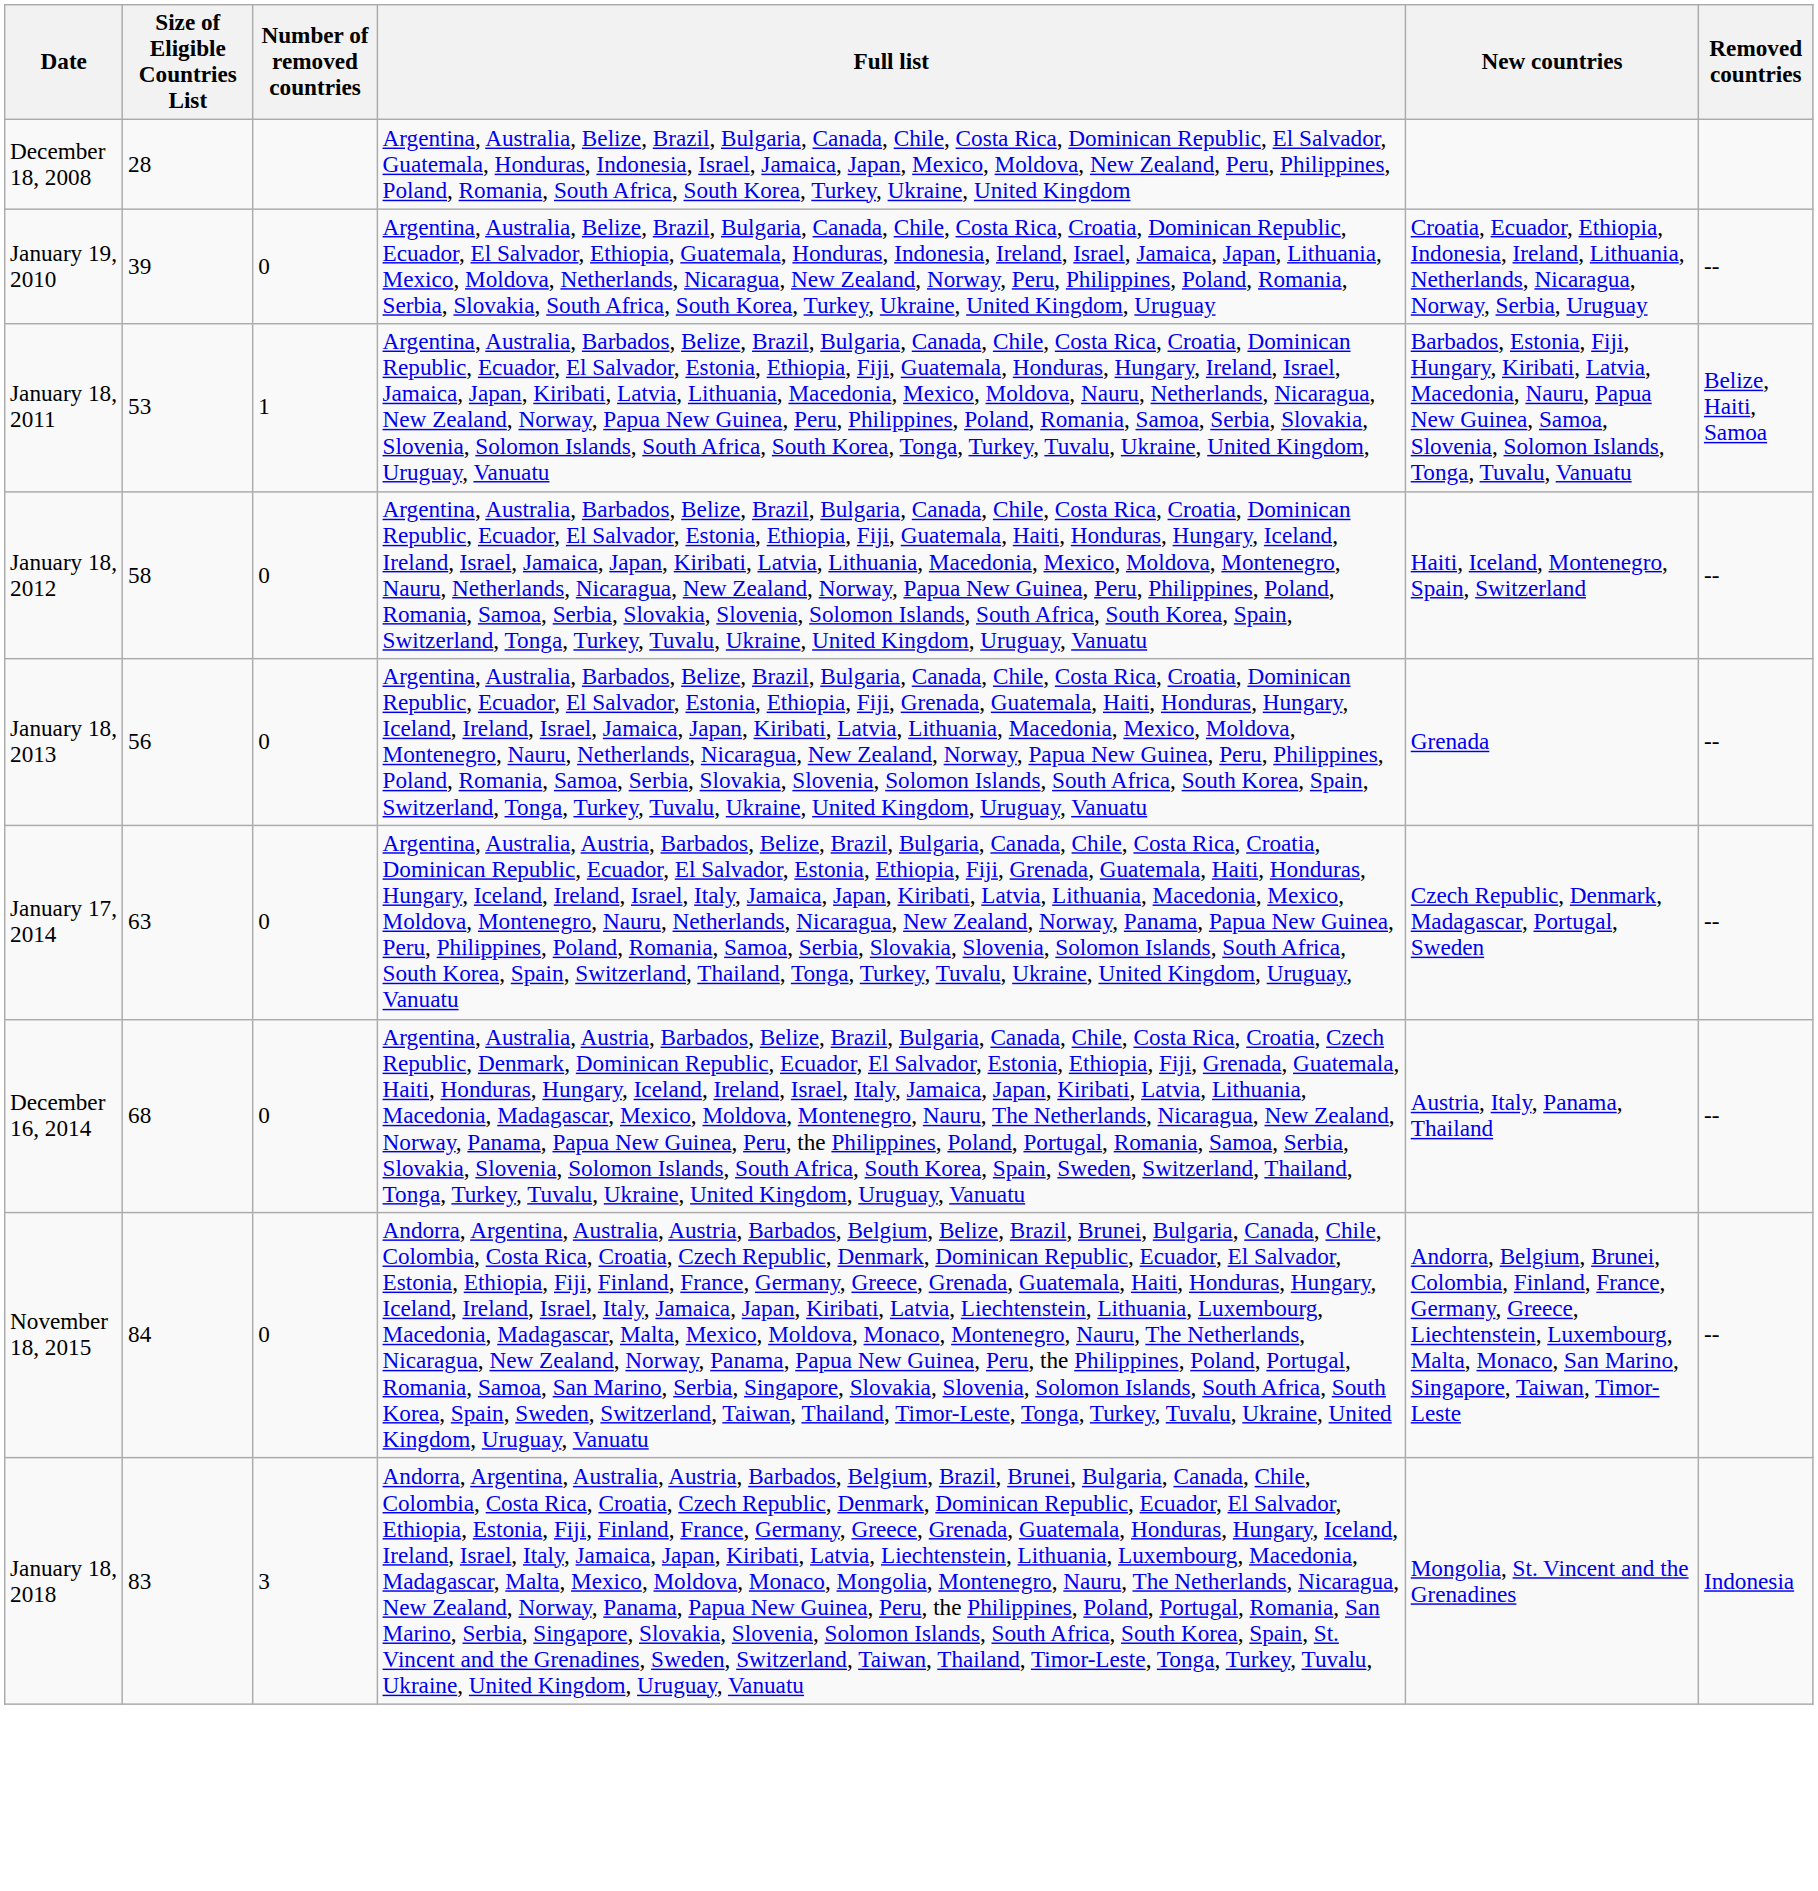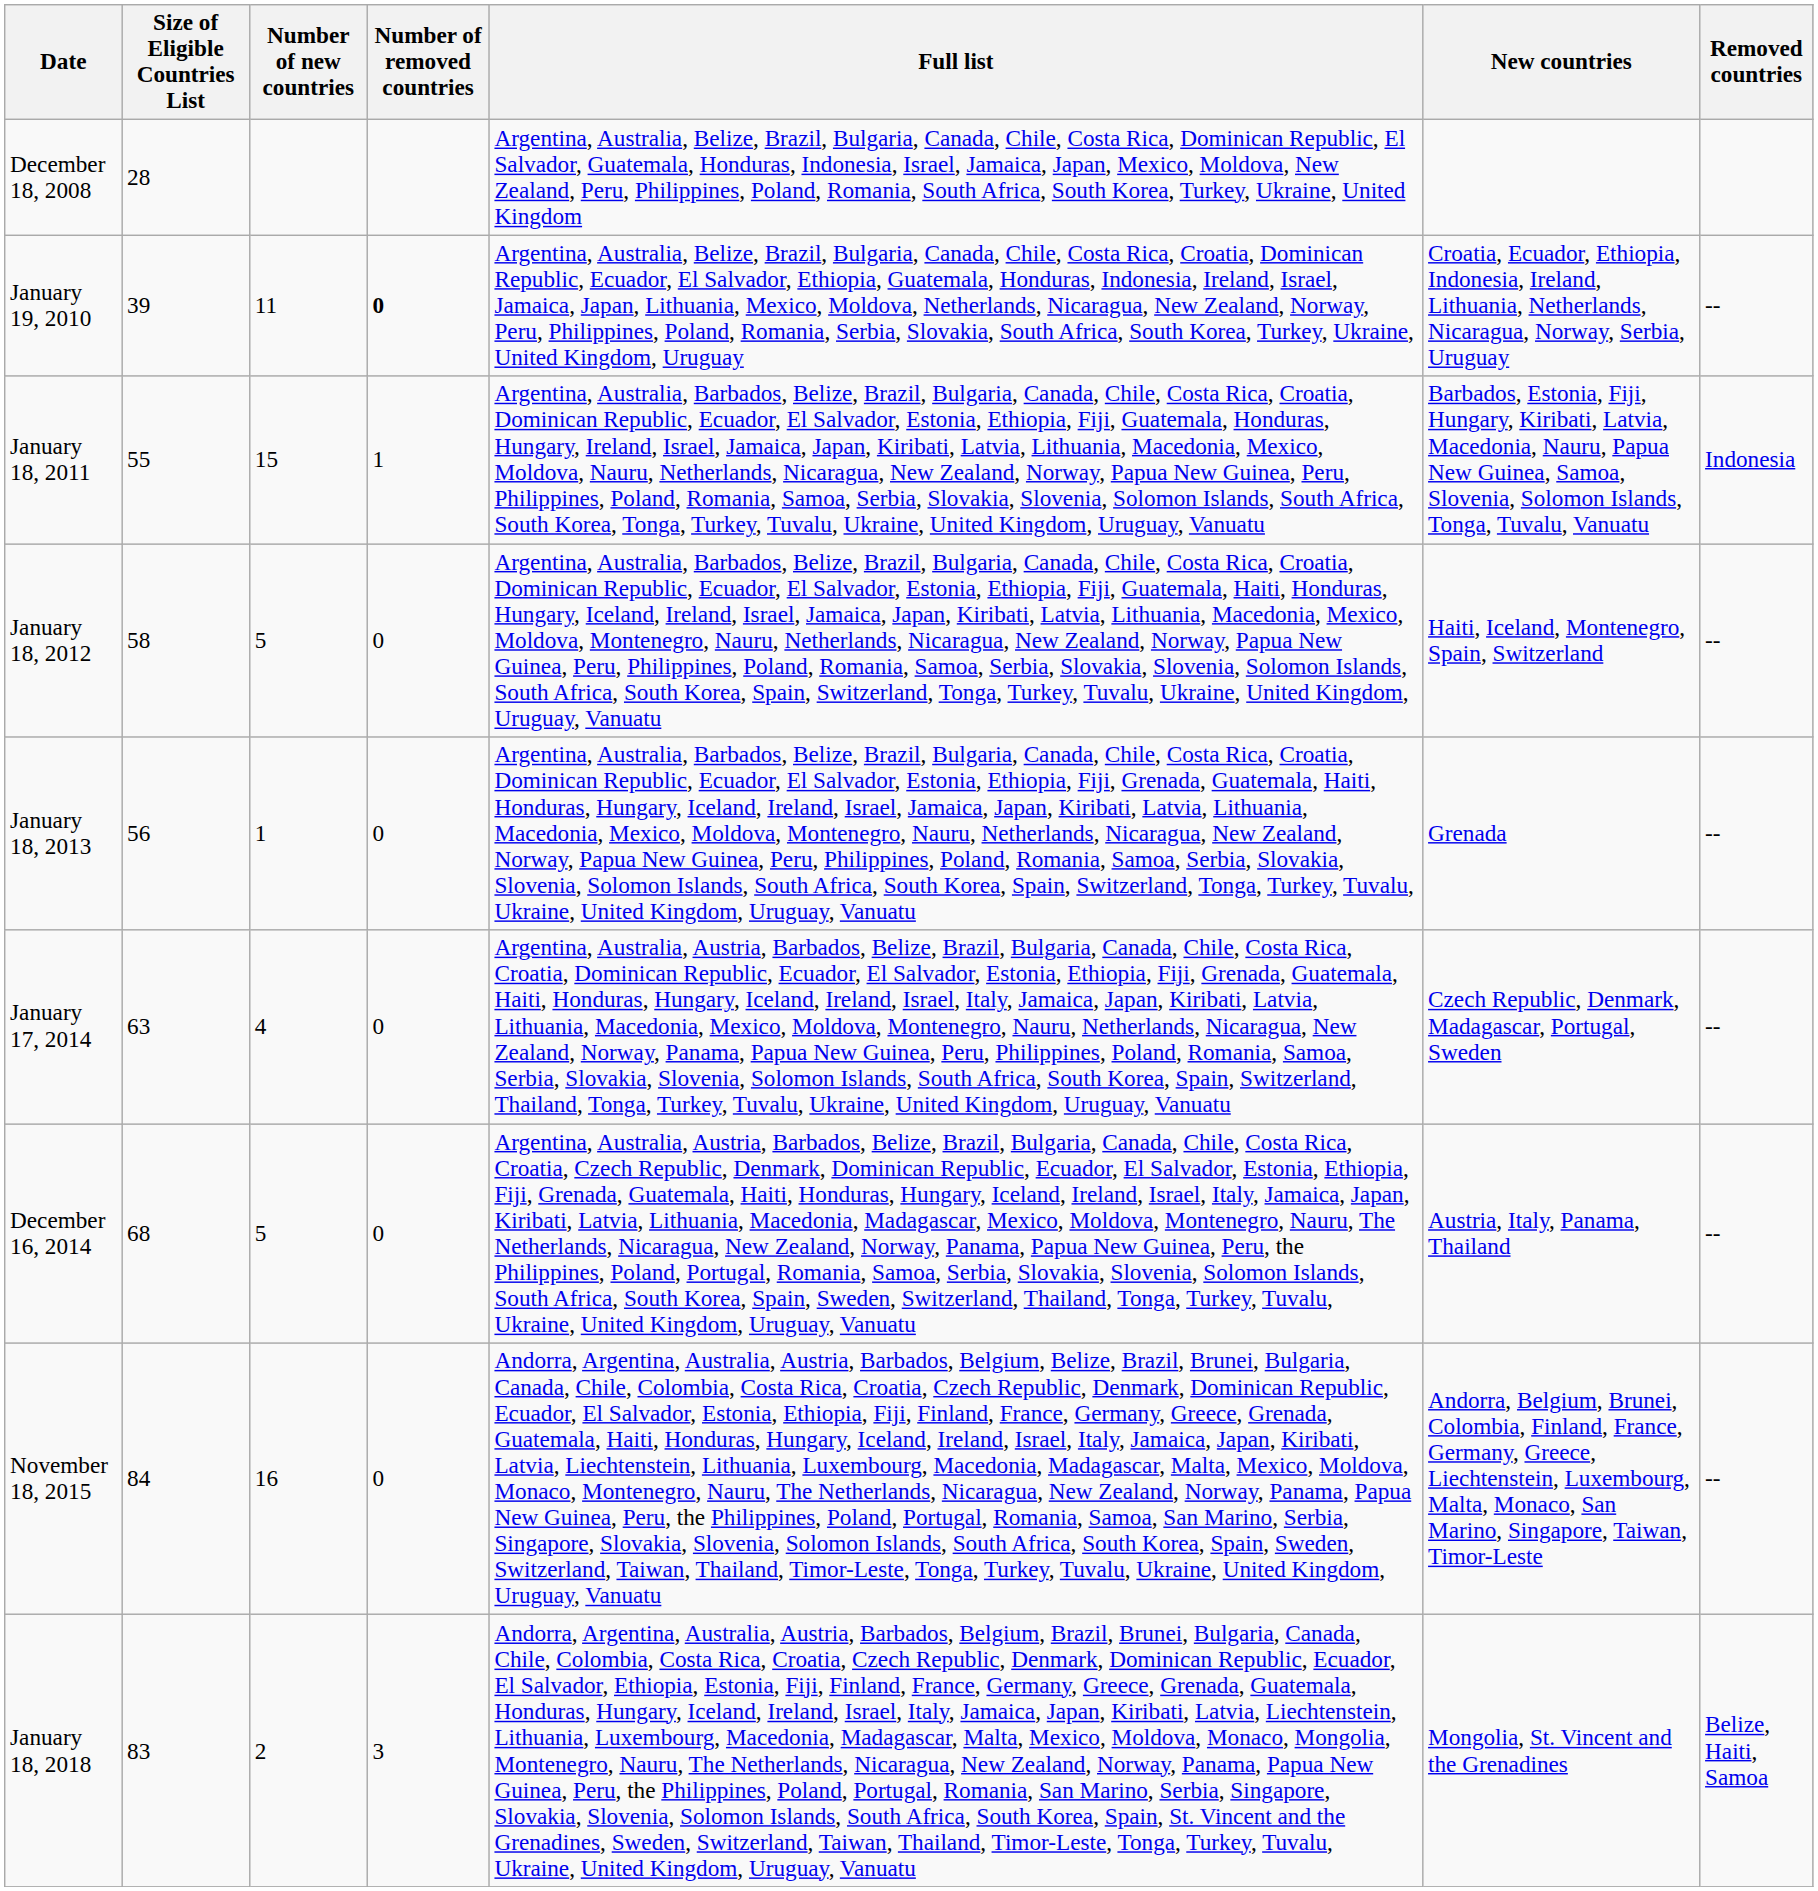+ column: (308, 62)
(264, 266) normal -> (378, 305) bold
(140, 407) 53 -> (139, 459) 55
(1736, 407) Belize, Haiti, Samoa -> (1750, 459) Indonesia
(1749, 1580) Indonesia -> (1738, 1750) Belize, Haiti, Samoa
